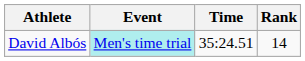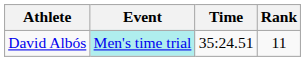(279, 43) 14 -> (279, 43) 11
